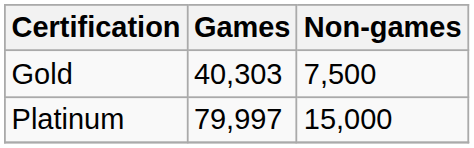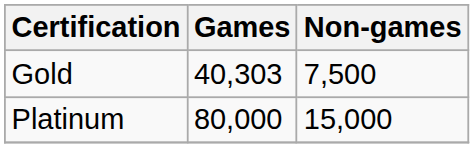(238, 119) 79,997 -> (238, 119) 80,000
